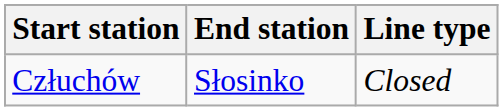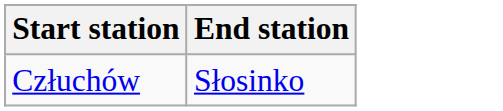- column: (427, 29)
